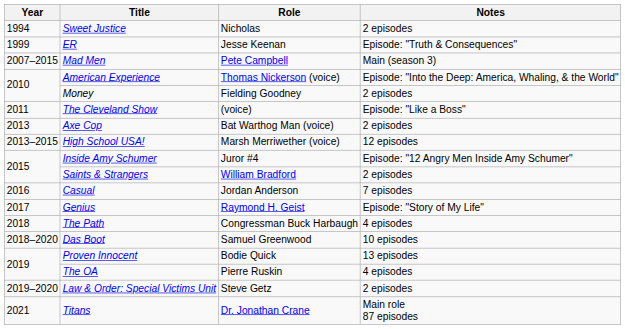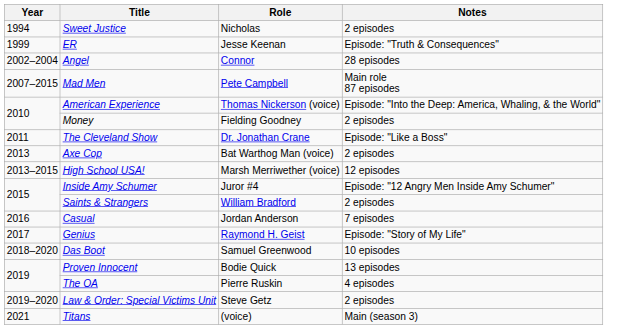+ row: (76, 61)
(399, 61) Main (season 3) -> (372, 83) Main role 87 episodes
(236, 110) (voice) -> (265, 137) Dr. Jonathan Crane
- row: (83, 223)
(265, 310) Dr. Jonathan Crane -> (236, 316) (voice)
(390, 310) Main role 87 episodes -> (381, 316) Main (season 3)
